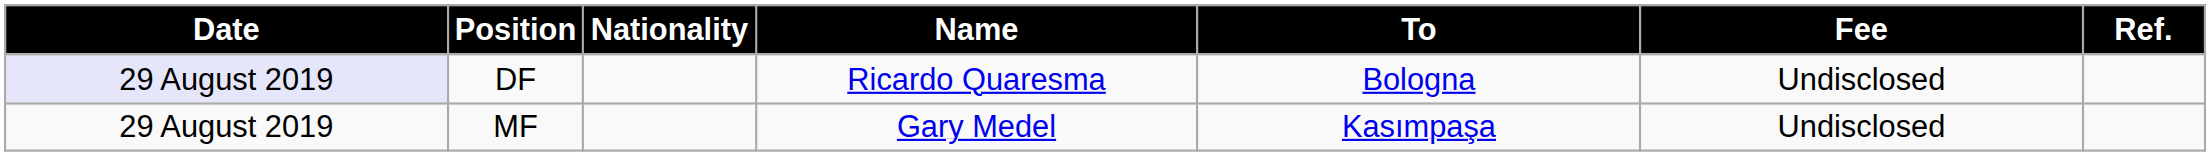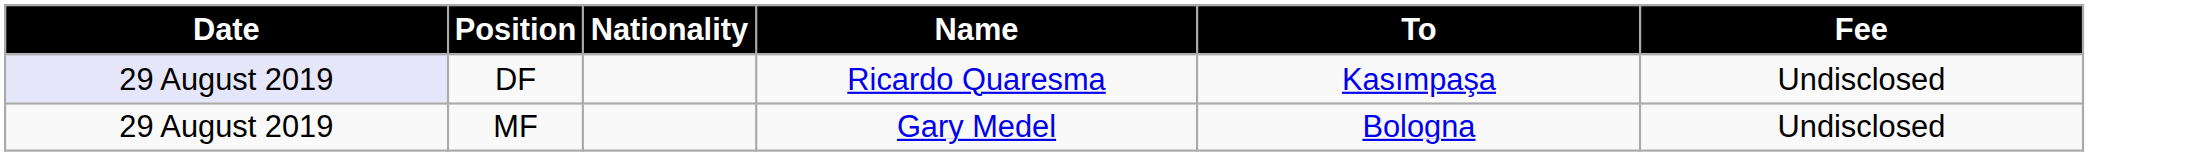- column: (2143, 30)
(1419, 78) Bologna -> (1419, 78) Kasımpaşa
(1419, 127) Kasımpaşa -> (1419, 127) Bologna
